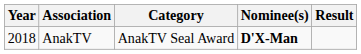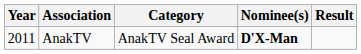(22, 37) 2018 -> (22, 37) 2011
